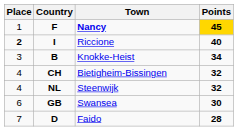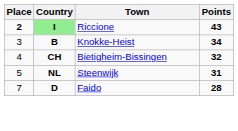- row: (92, 27)
(54, 42) no background -> (54, 27) lightgreen background
(216, 42) 40 -> (216, 27) 43
(19, 88) 4 -> (19, 73) 5
(216, 88) 32 -> (216, 73) 31
- row: (97, 103)
